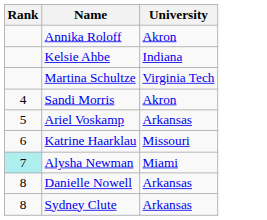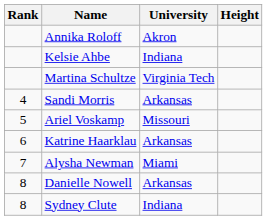+ column: (240, 15)
(160, 99) Akron -> (167, 99) Arkansas
(167, 120) Arkansas -> (166, 120) Missouri
(166, 141) Missouri -> (167, 141) Arkansas
(23, 162) paleturquoise background -> (23, 162) no background
(167, 204) Arkansas -> (162, 204) Indiana
